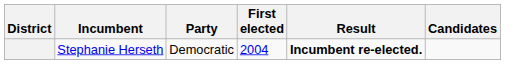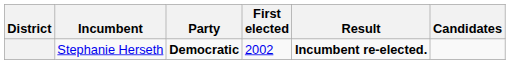(202, 49) normal -> (204, 49) bold
(254, 49) 2004 -> (259, 49) 2002
